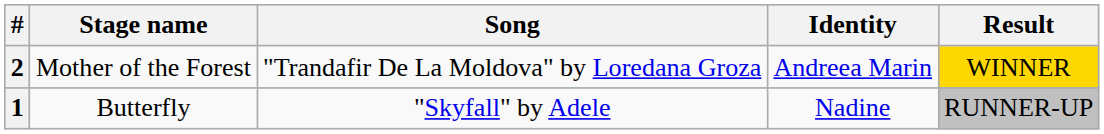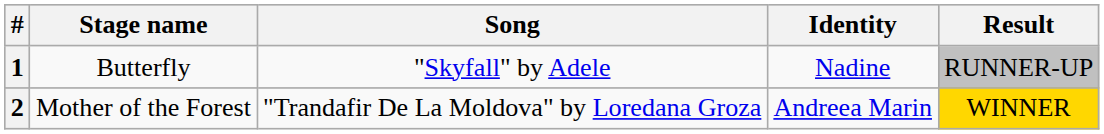rows swapped: (17, 107) <-> (17, 66)
